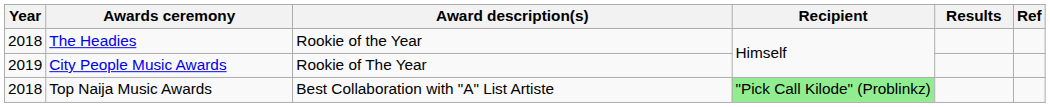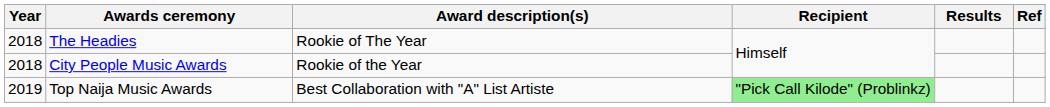(359, 41) Rookie of the Year -> (362, 41) Rookie of The Year
(25, 65) 2019 -> (25, 65) 2018
(362, 65) Rookie of The Year -> (359, 65) Rookie of the Year
(25, 89) 2018 -> (25, 89) 2019
